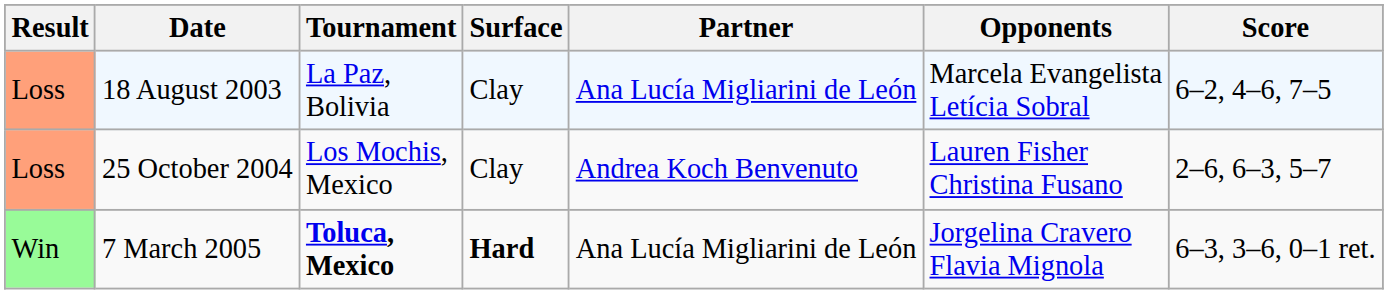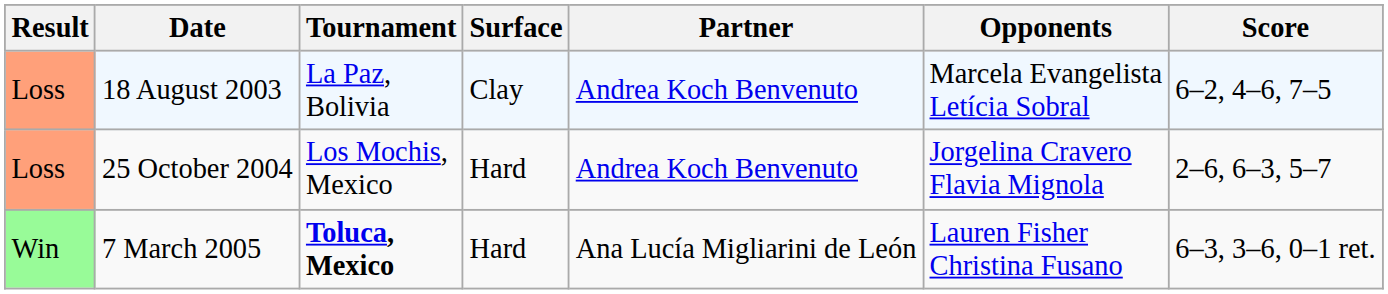(746, 89) Ana Lucía Migliarini de León -> (717, 89) Andrea Koch Benvenuto
(496, 168) Clay -> (498, 168) Hard
(1026, 168) Lauren Fisher Christina Fusano -> (1031, 168) Jorgelina Cravero Flavia Mignola
(502, 247) bold -> (498, 247) normal
(1031, 247) Jorgelina Cravero Flavia Mignola -> (1026, 247) Lauren Fisher Christina Fusano
